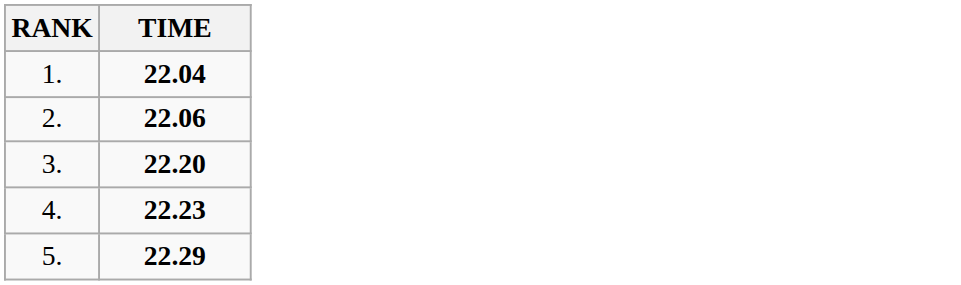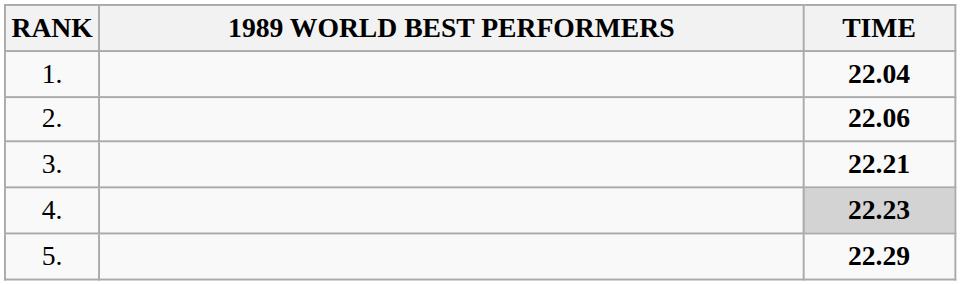+ column: (451, 27)
(175, 164) 22.20 -> (879, 164) 22.21
(175, 210) no background -> (879, 210) lightgrey background
